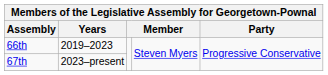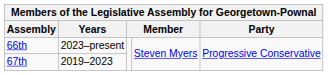(87, 45) 2019–2023 -> (92, 45) 2023–present
(92, 62) 2023–present -> (87, 62) 2019–2023
